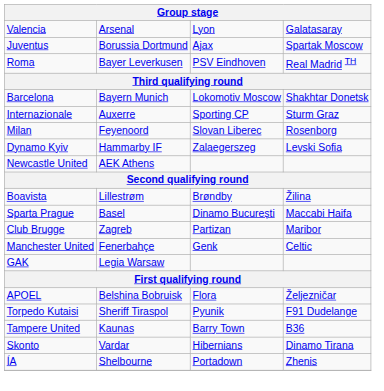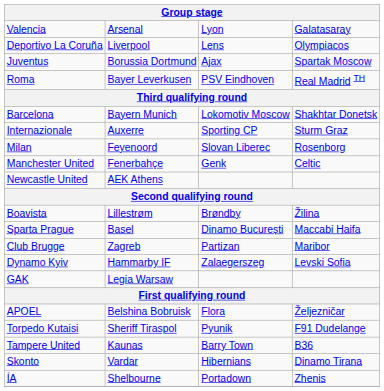+ row: (55, 45)
rows swapped: (50, 246) <-> (37, 147)
